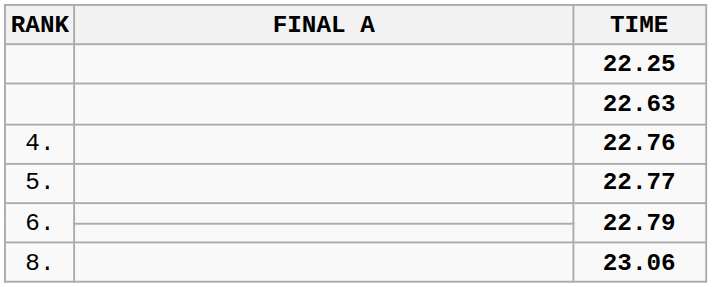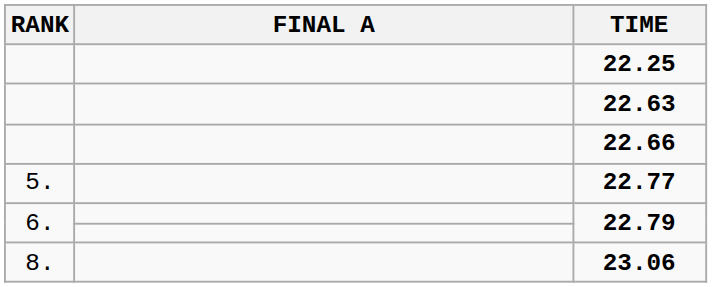+ row: (40, 144)
- row: (40, 144)
